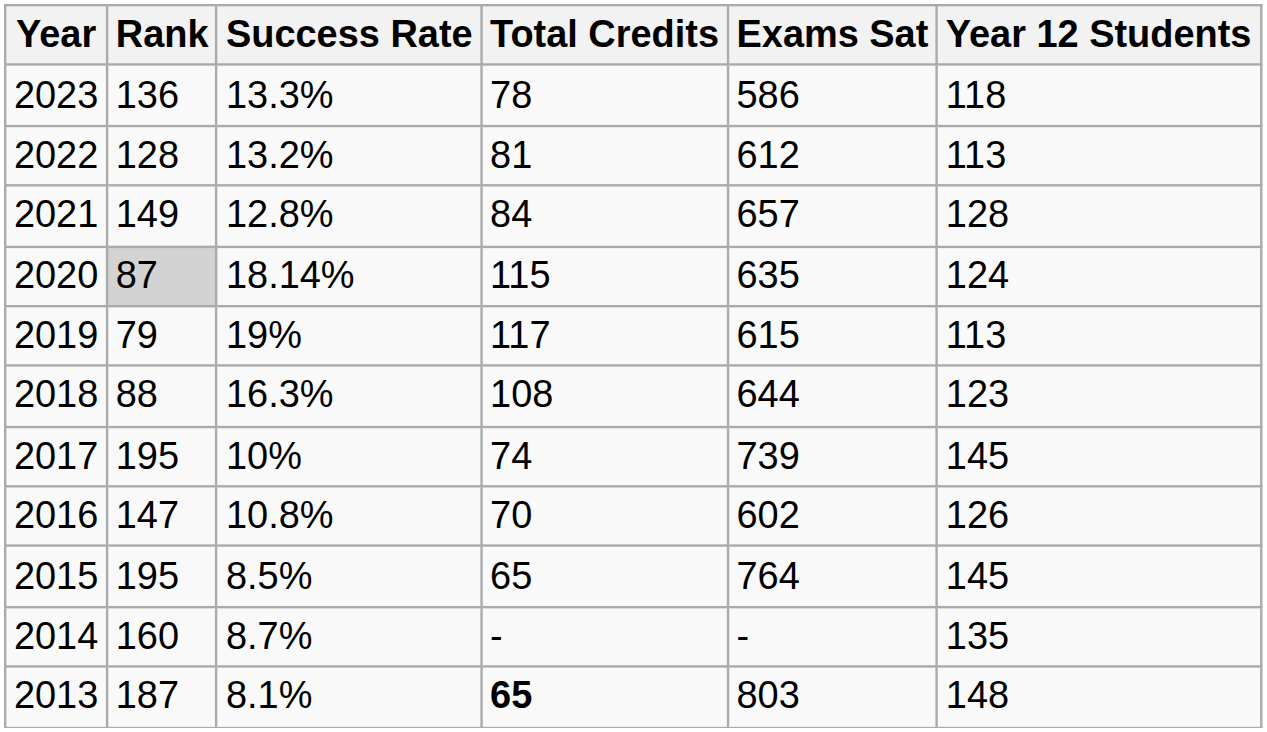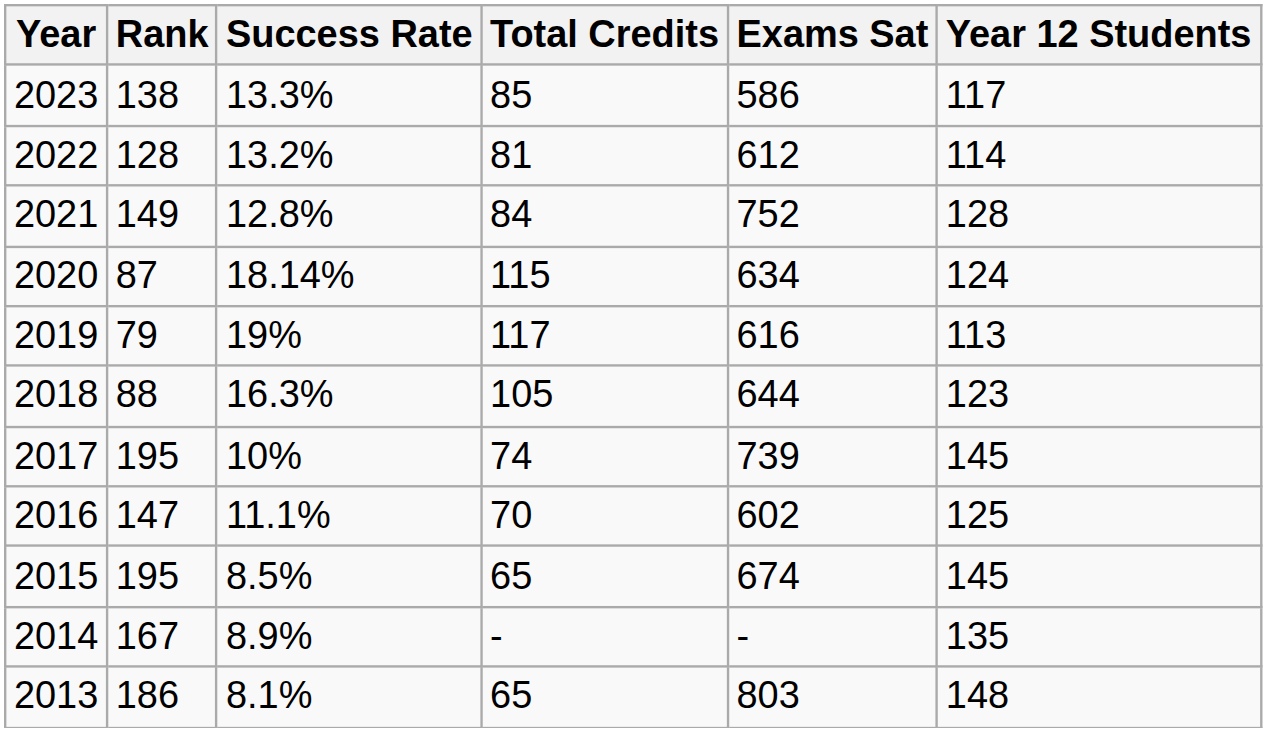(147, 94) 136 -> (147, 94) 138
(511, 94) 78 -> (511, 94) 85
(976, 94) 118 -> (976, 94) 117
(976, 154) 113 -> (976, 154) 114
(768, 214) 657 -> (768, 214) 752
(137, 275) lightgrey background -> (137, 275) no background
(768, 275) 635 -> (768, 275) 634
(768, 335) 615 -> (768, 335) 616
(522, 395) 108 -> (522, 395) 105
(280, 515) 10.8% -> (278, 515) 11.1%
(977, 515) 126 -> (977, 515) 125
(768, 575) 764 -> (768, 575) 674
(147, 635) 160 -> (147, 635) 167
(269, 635) 8.7% -> (269, 635) 8.9%
(147, 696) 187 -> (147, 696) 186
(511, 696) bold -> (511, 696) normal
